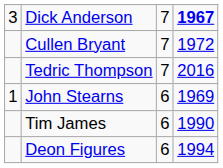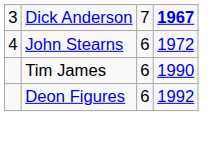- row: (75, 44)
- row: (89, 70)
(13, 96) 1 -> (13, 44) 4
(196, 96) 1969 -> (176, 44) 1972
(196, 149) 1994 -> (176, 96) 1992
